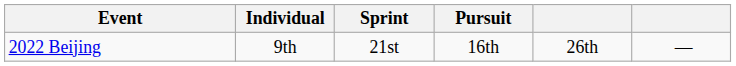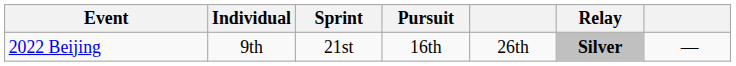+ column: (600, 18)
